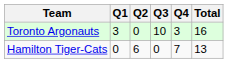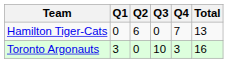rows swapped: (53, 31) <-> (57, 49)
